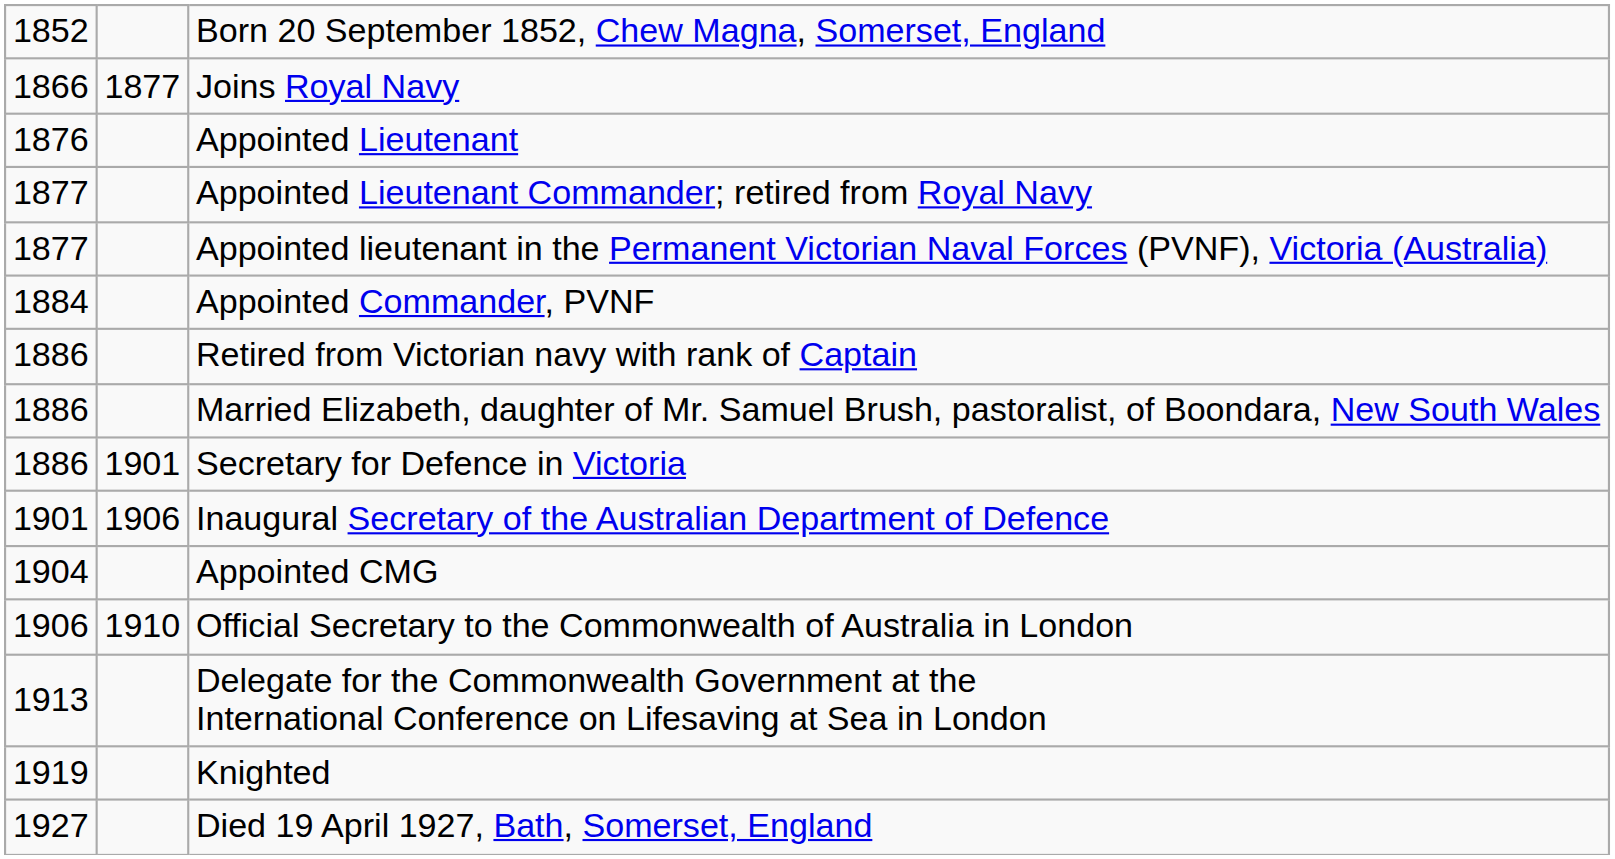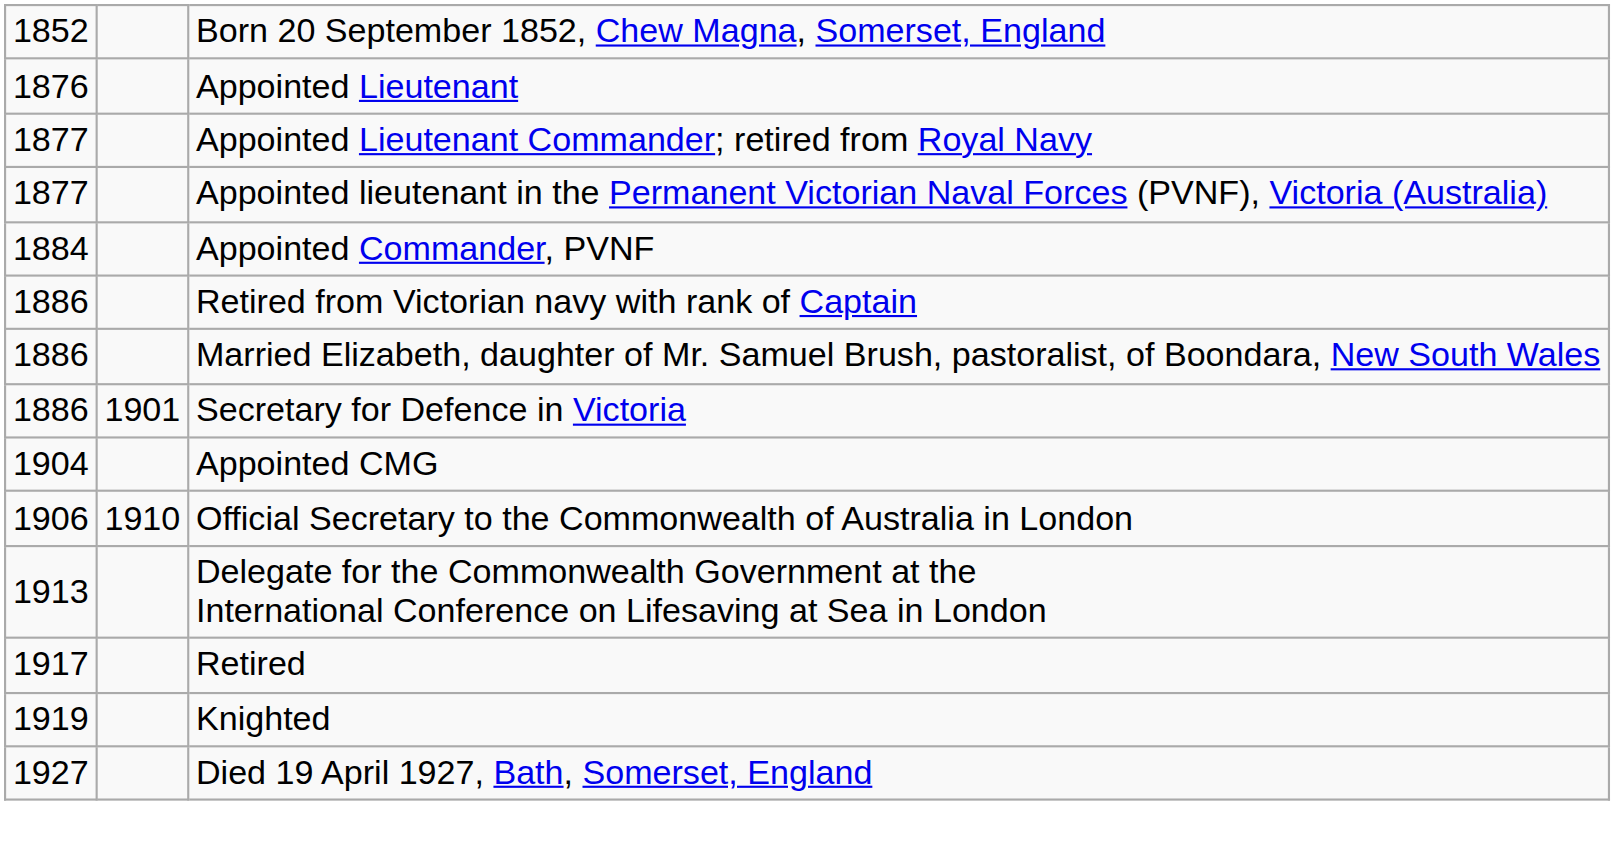- row: (328, 85)
- row: (653, 517)
+ row: (251, 664)
